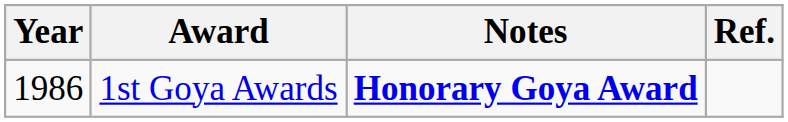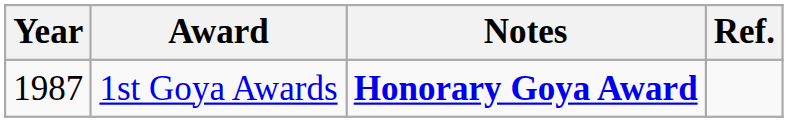(48, 87) 1986 -> (48, 87) 1987
